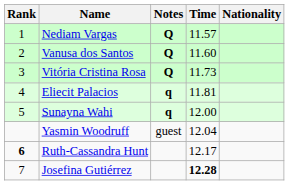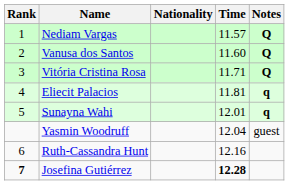columns swapped: (252, 14) <-> (168, 14)
(203, 72) 11.73 -> (232, 72) 11.71
(203, 111) 12.00 -> (232, 111) 12.01
(22, 151) bold -> (22, 151) normal
(203, 151) 12.17 -> (232, 151) 12.16
(22, 170) normal -> (22, 170) bold
